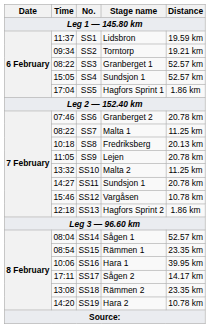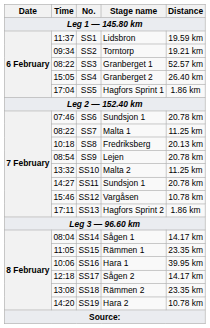(124, 77) Sundsjon 1 -> (128, 77) Granberget 2
(186, 77) 52.57 km -> (186, 77) 26.40 km
(128, 117) Granberget 2 -> (124, 117) Sundsjon 1
(64, 157) 11:05 -> (64, 157) 08:54
(64, 210) 12:18 -> (64, 210) 17:11
(186, 237) 52.57 km -> (186, 237) 14.17 km
(64, 250) 08:54 -> (64, 250) 11:05
(64, 276) 17:11 -> (64, 276) 12:18
